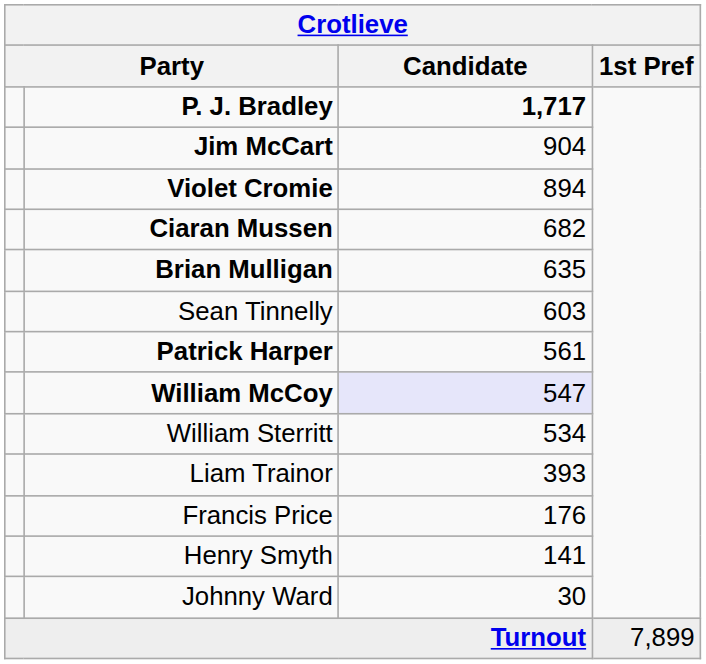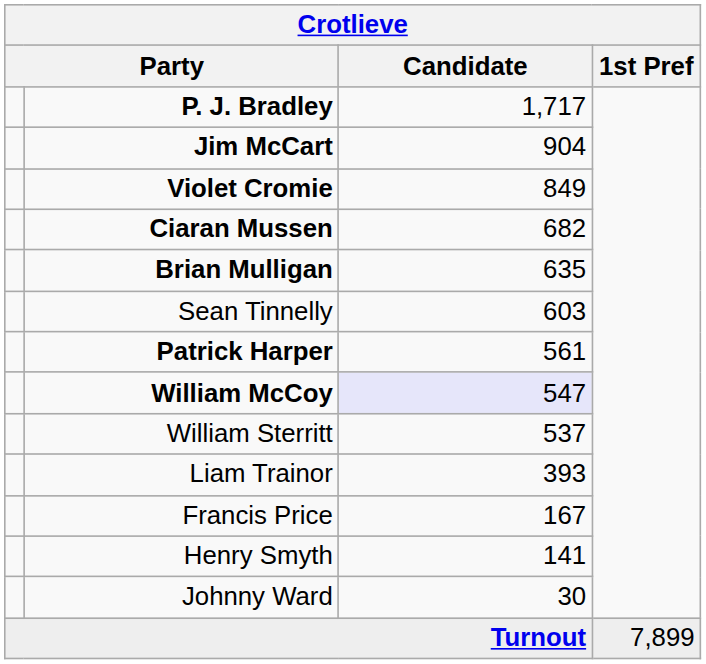(554, 106) bold -> (554, 106) normal
(565, 188) 894 -> (565, 188) 849
(565, 433) 534 -> (565, 433) 537
(565, 515) 176 -> (565, 515) 167
